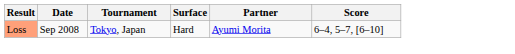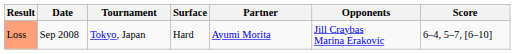+ column: (366, 12)
